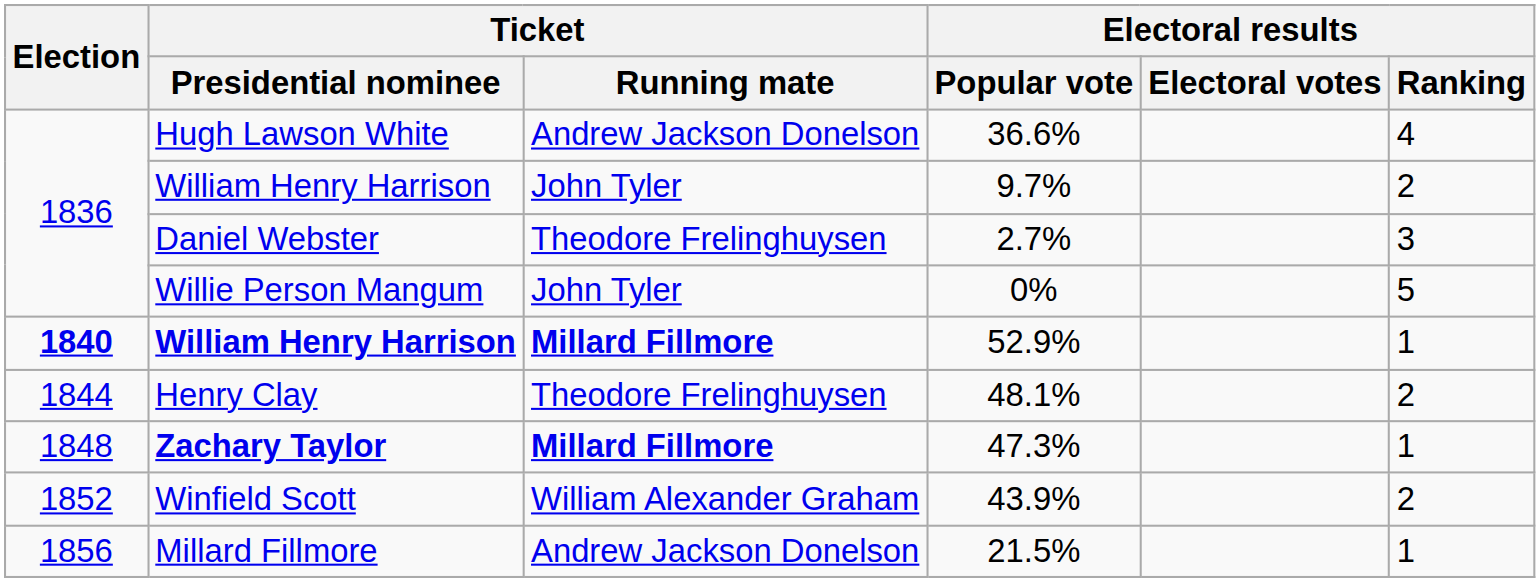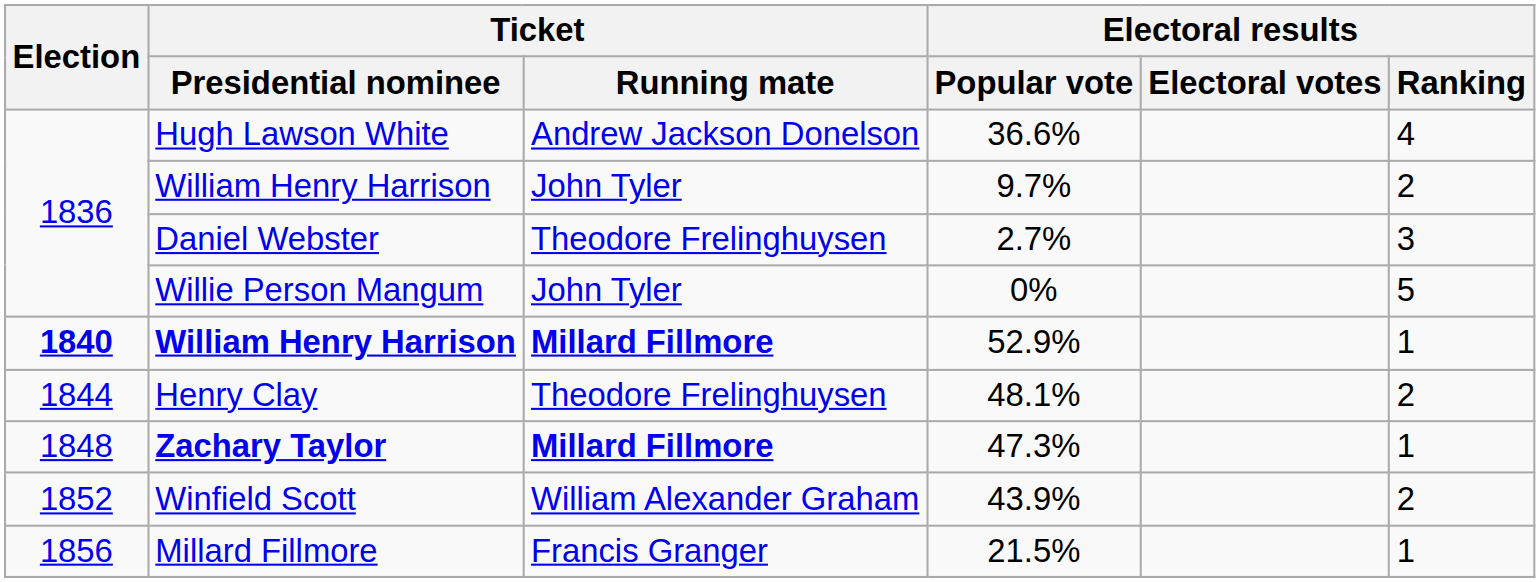(725, 550) Andrew Jackson Donelson -> (649, 550) Francis Granger
